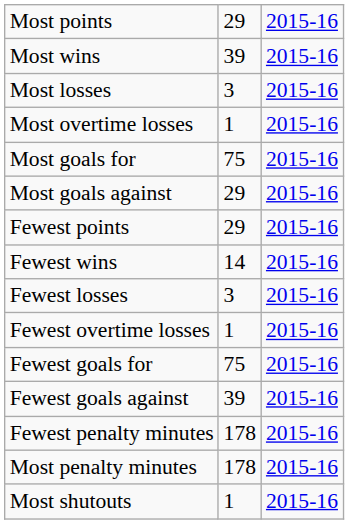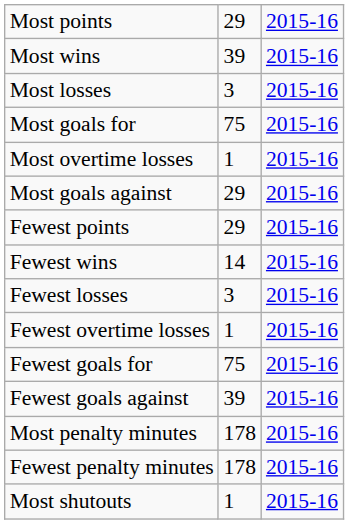rows swapped: (101, 124) <-> (73, 158)
rows swapped: (103, 466) <-> (112, 432)
